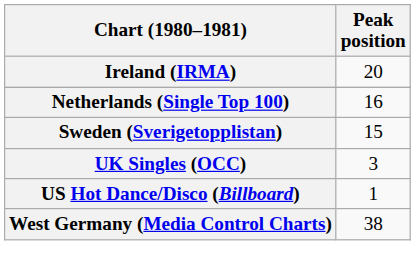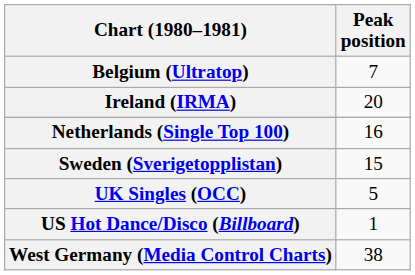+ row: (170, 71)
(373, 163) 3 -> (373, 193) 5
